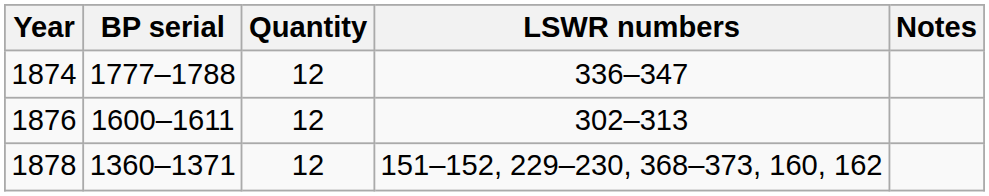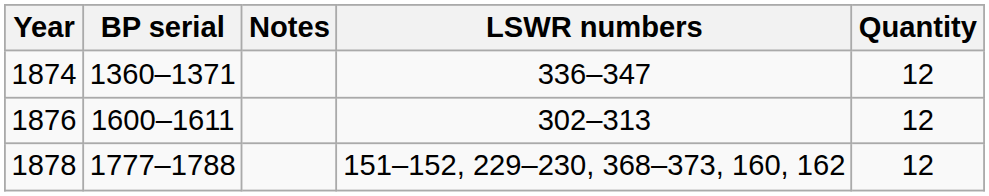columns swapped: (308, 27) <-> (936, 27)
(163, 73) 1777–1788 -> (163, 73) 1360–1371
(163, 166) 1360–1371 -> (163, 166) 1777–1788
